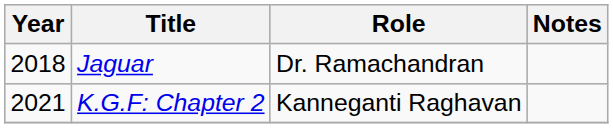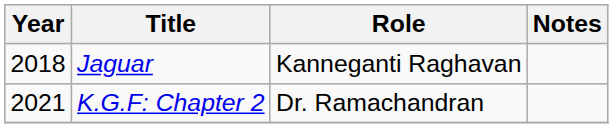(380, 63) Dr. Ramachandran -> (399, 63) Kanneganti Raghavan
(399, 102) Kanneganti Raghavan -> (380, 102) Dr. Ramachandran
